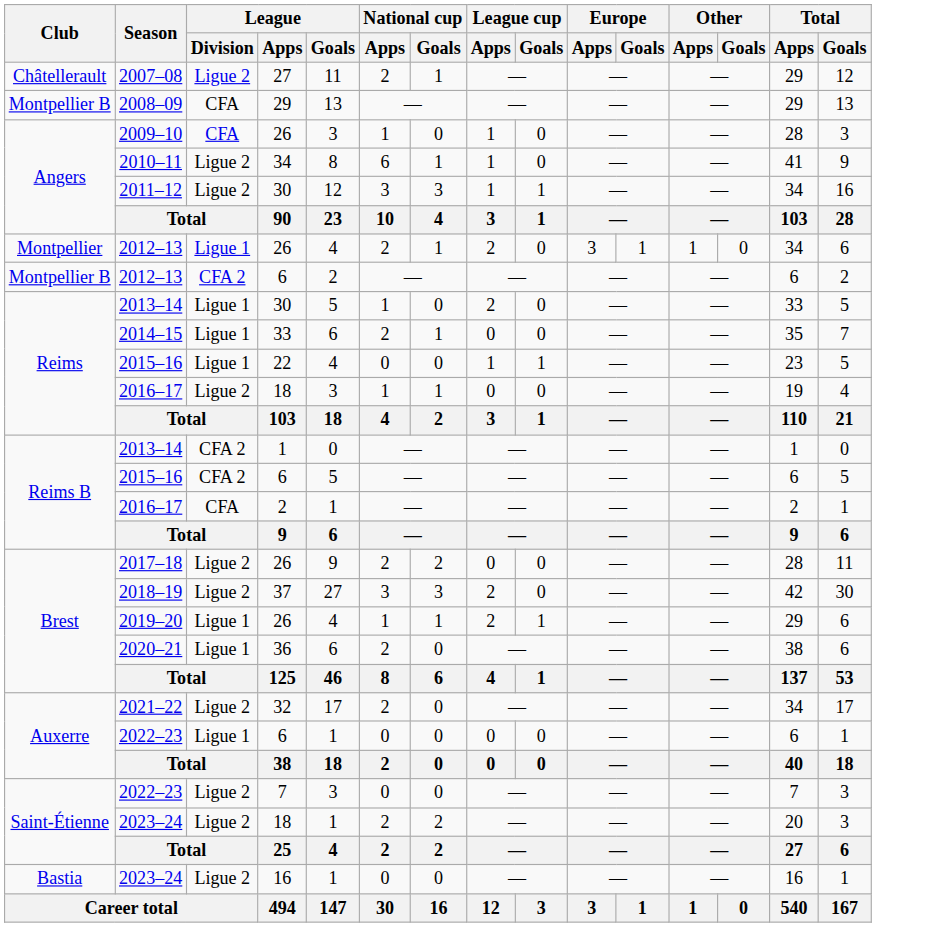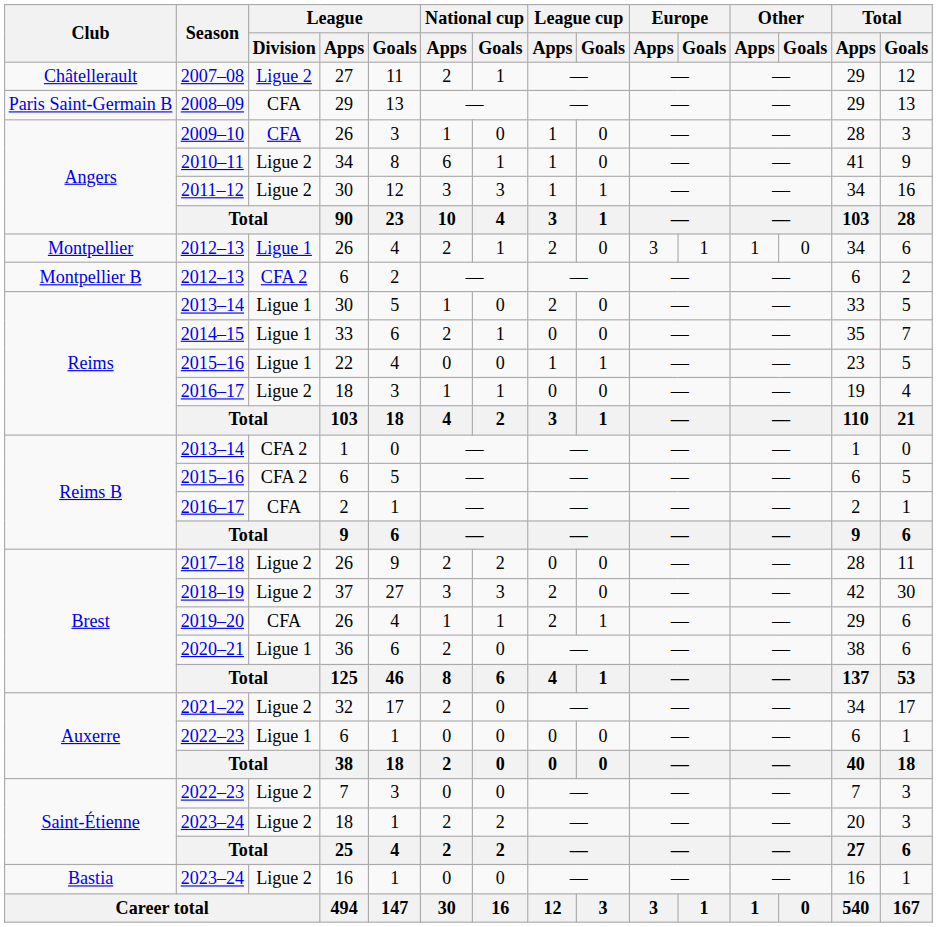(60, 104) Montpellier B -> (91, 104) Paris Saint-Germain B
(222, 620) Ligue 1 -> (284, 620) CFA
